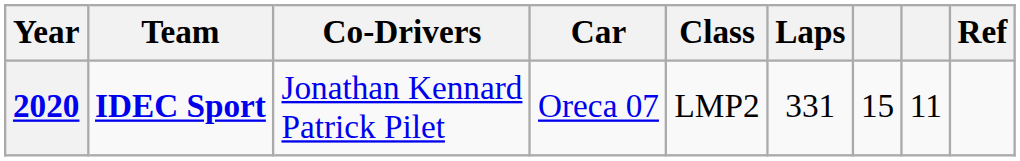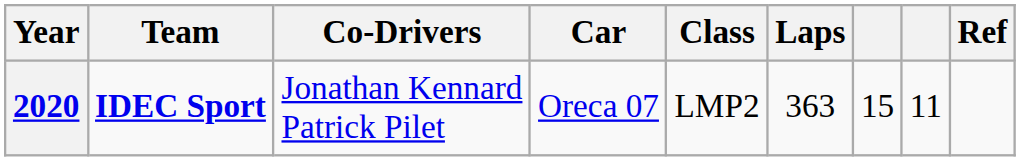(810, 106) 331 -> (810, 106) 363
